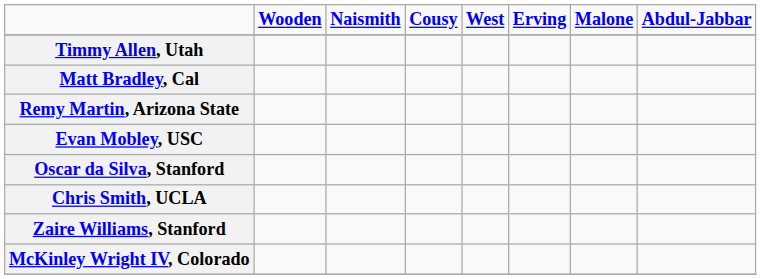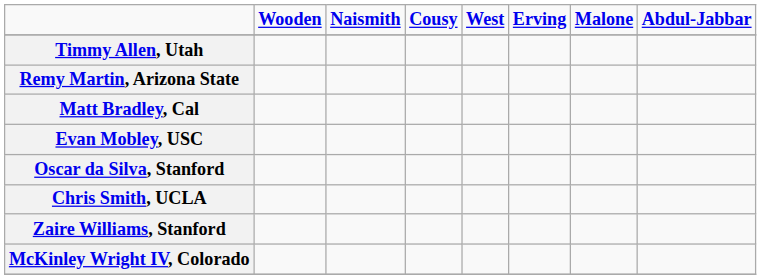rows swapped: (129, 79) <-> (129, 109)
